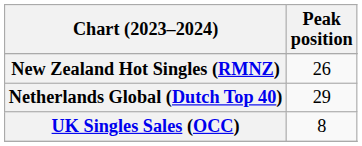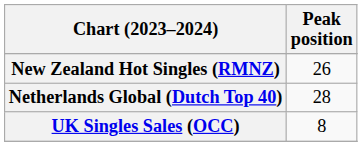(322, 97) 29 -> (322, 97) 28
